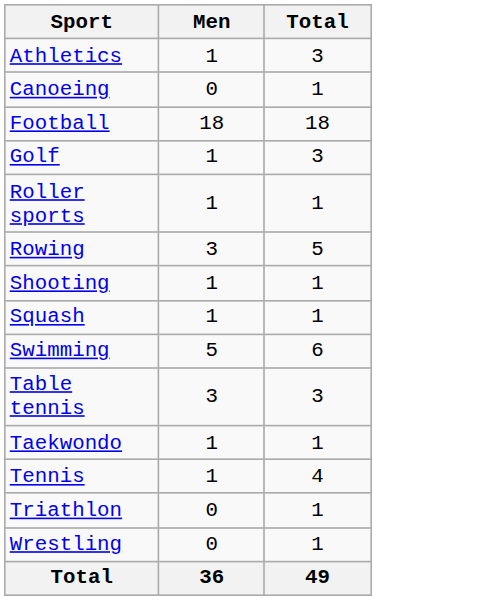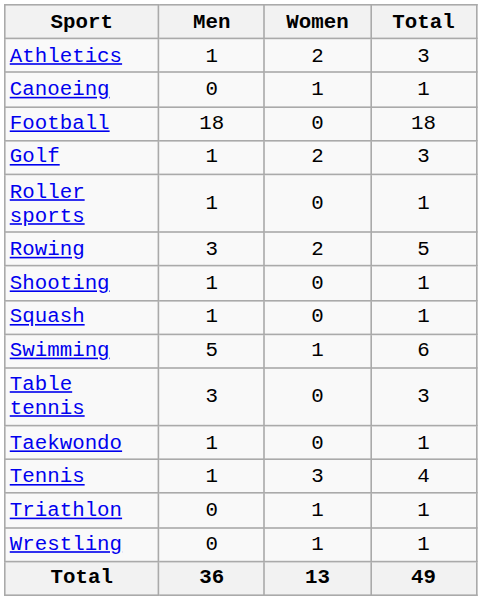+ column: (318, 22)
